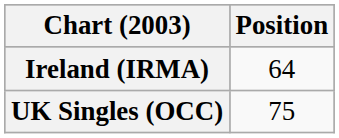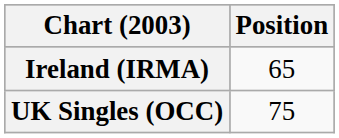(282, 68) 64 -> (282, 68) 65
